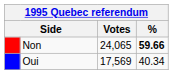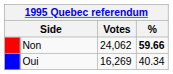(116, 45) 24,065 -> (116, 45) 24,062
(116, 62) 17,569 -> (116, 62) 16,269
